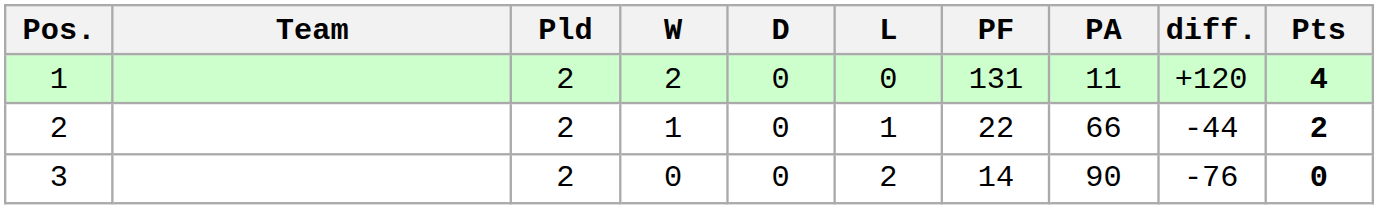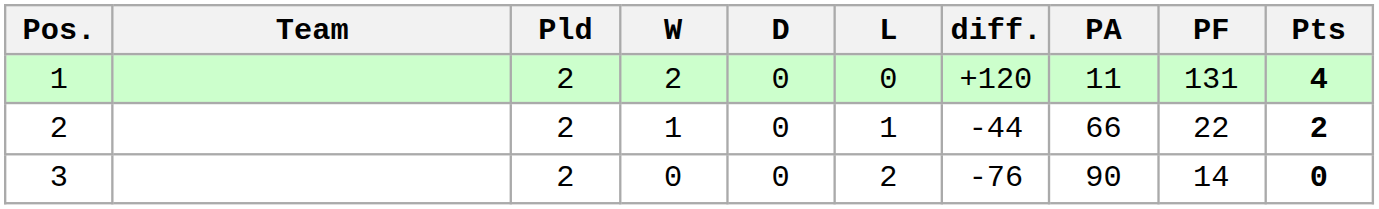columns swapped: (996, 30) <-> (1211, 30)
